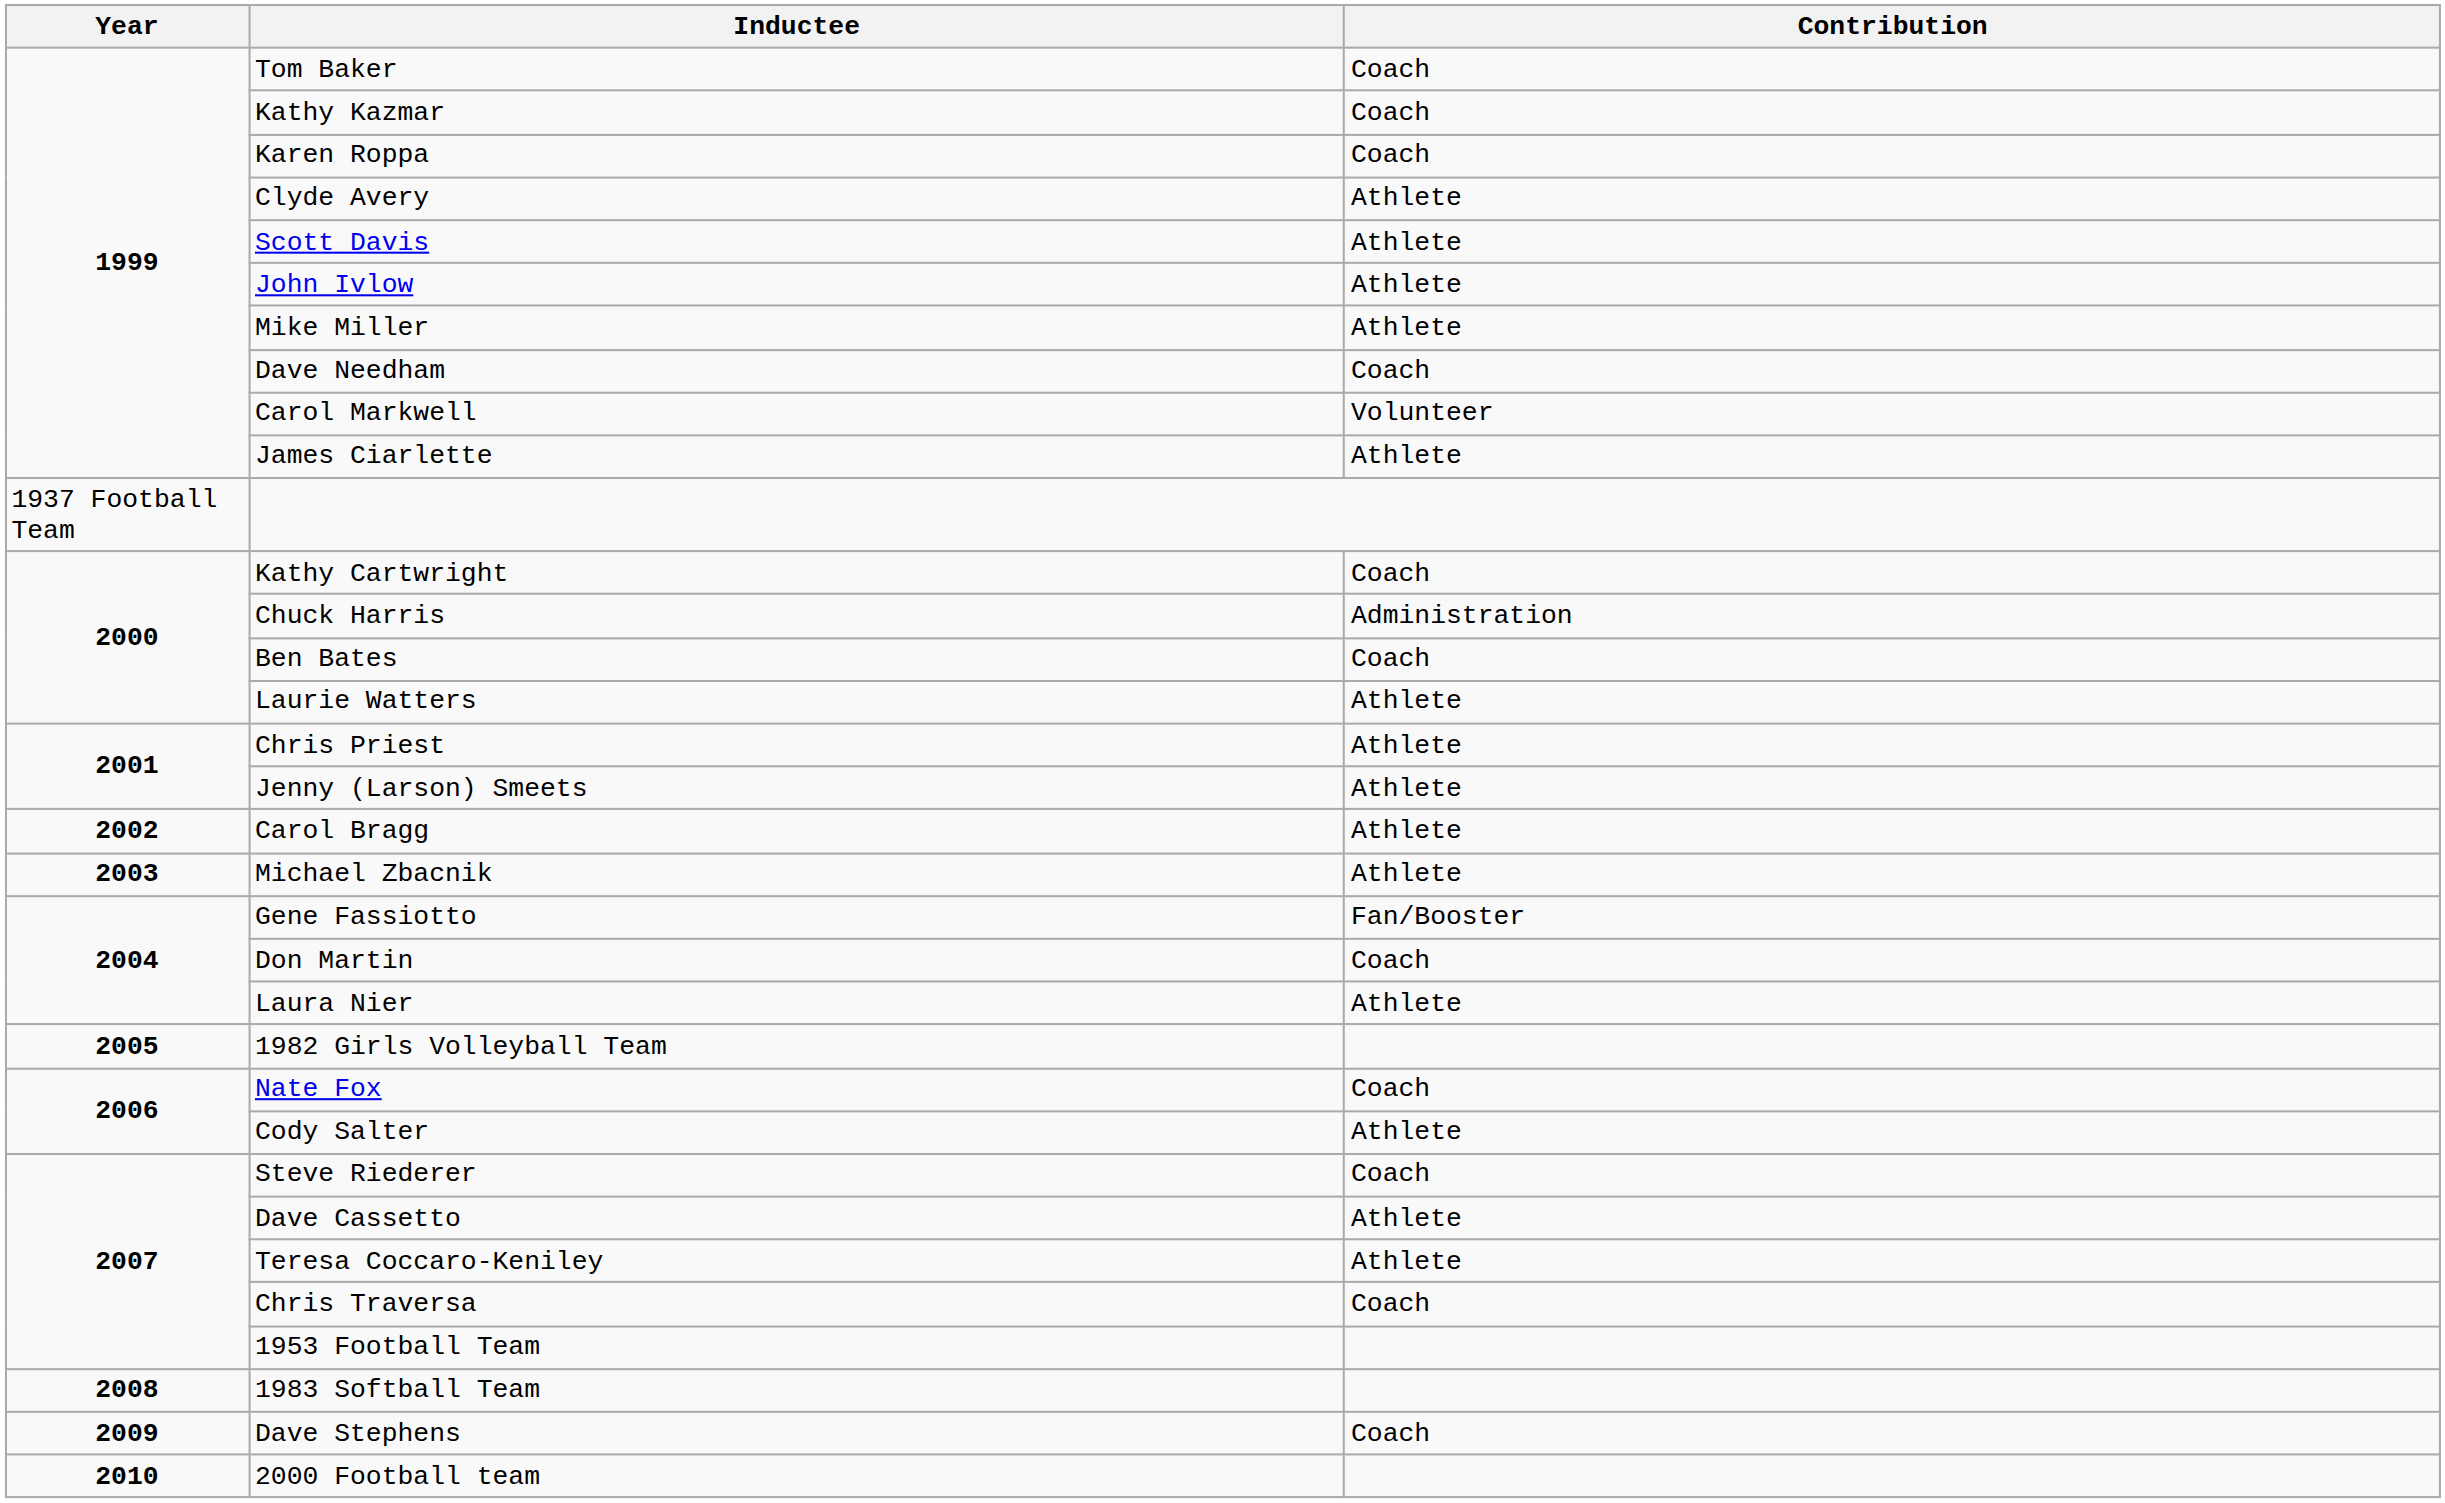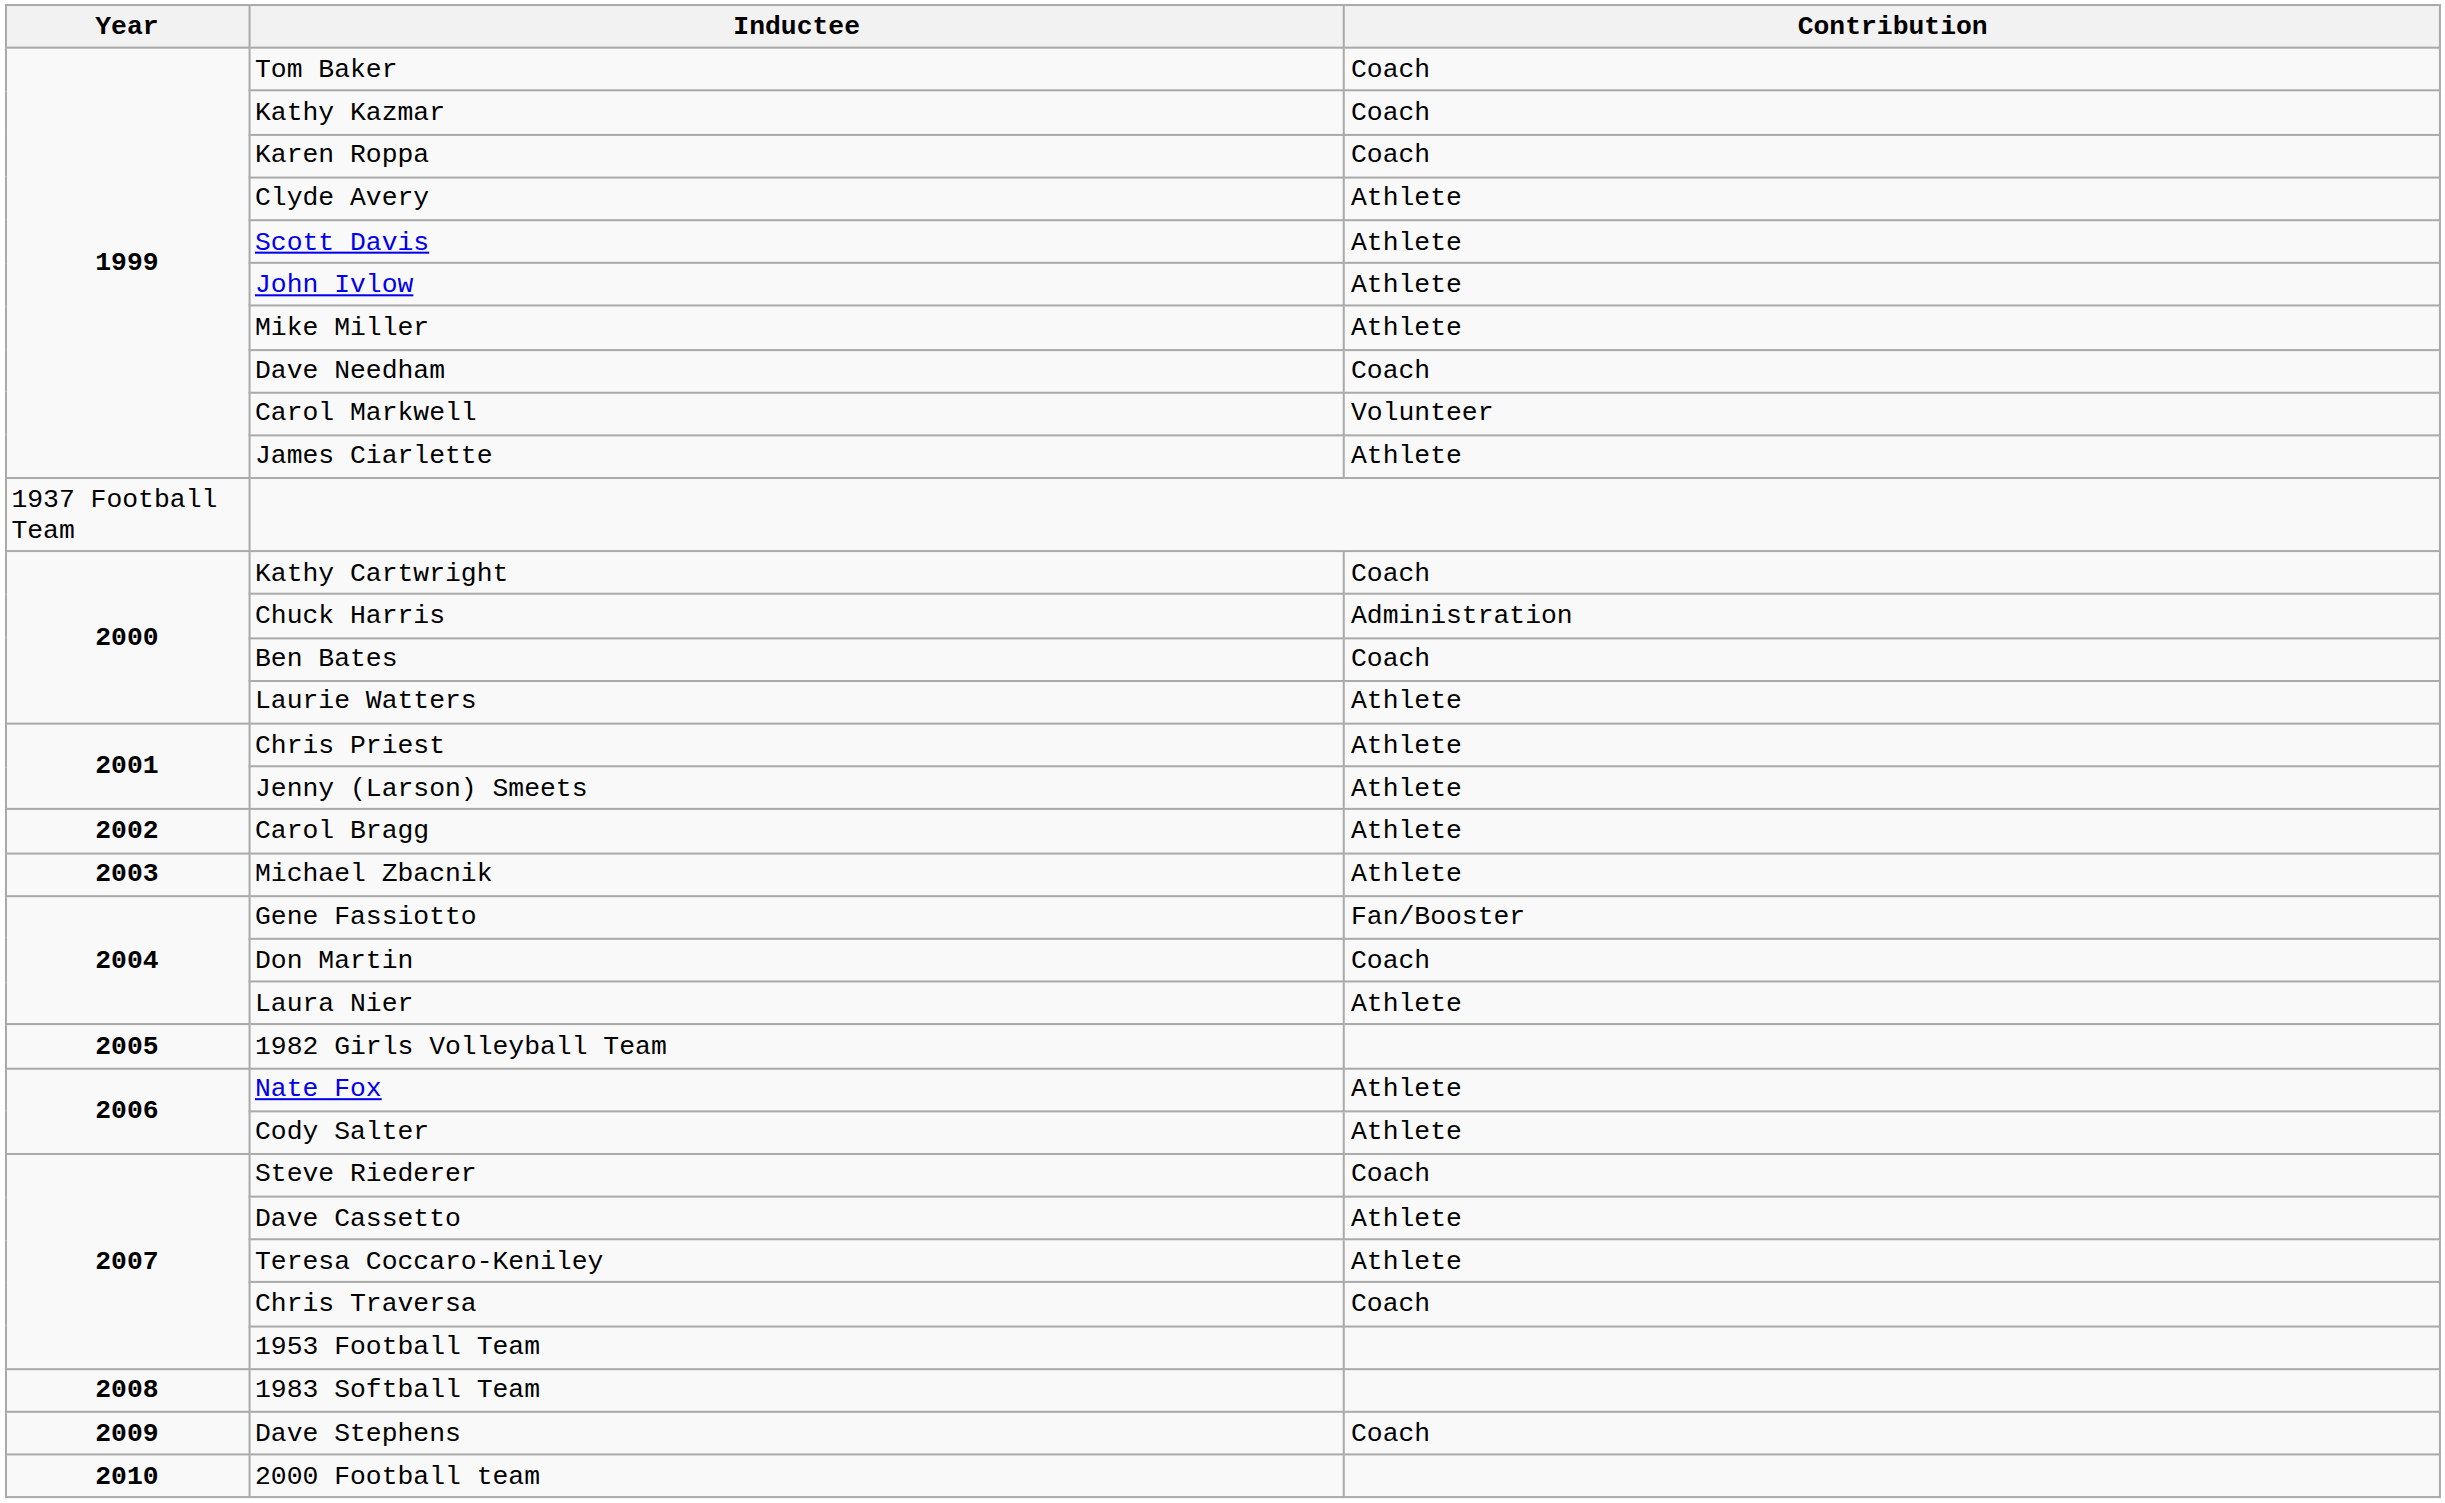(1391, 1089) Coach -> (1406, 1089) Athlete
